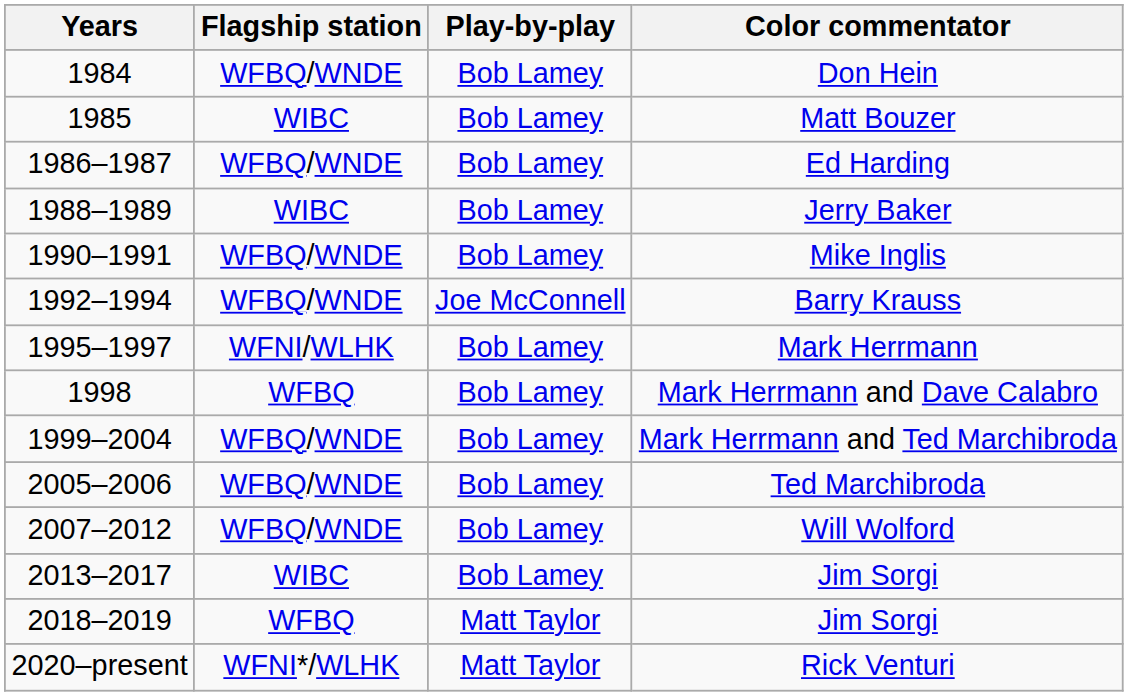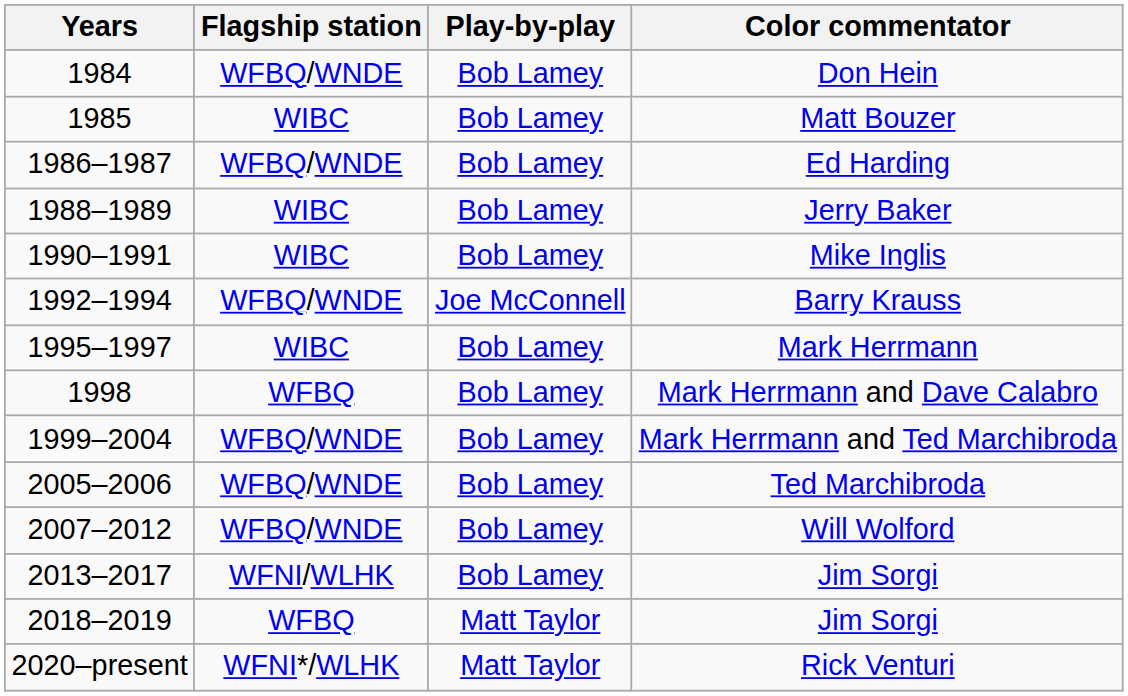(311, 255) WFBQ/WNDE -> (311, 255) WIBC
(311, 347) WFNI/WLHK -> (311, 347) WIBC
(311, 575) WIBC -> (311, 575) WFNI/WLHK
